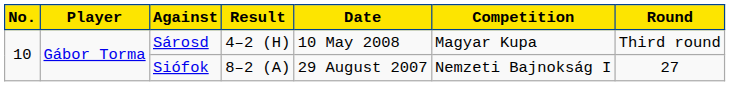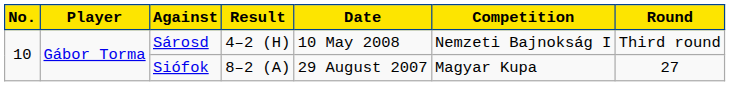(486, 42) Magyar Kupa -> (523, 42) Nemzeti Bajnokság I
(523, 68) Nemzeti Bajnokság I -> (486, 68) Magyar Kupa
